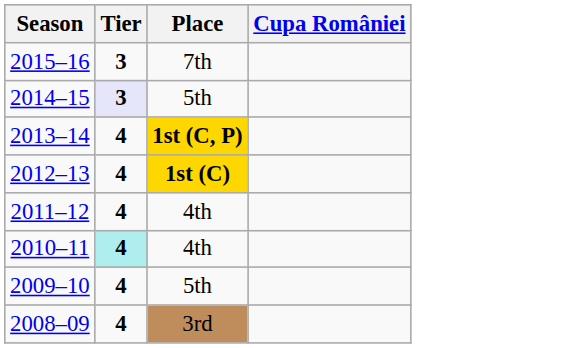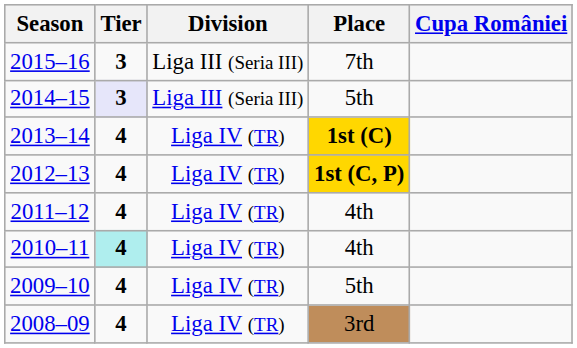+ column: (228, 23)
(197, 136) 1st (C, P) -> (359, 136) 1st (C)
(197, 173) 1st (C) -> (359, 173) 1st (C, P)
